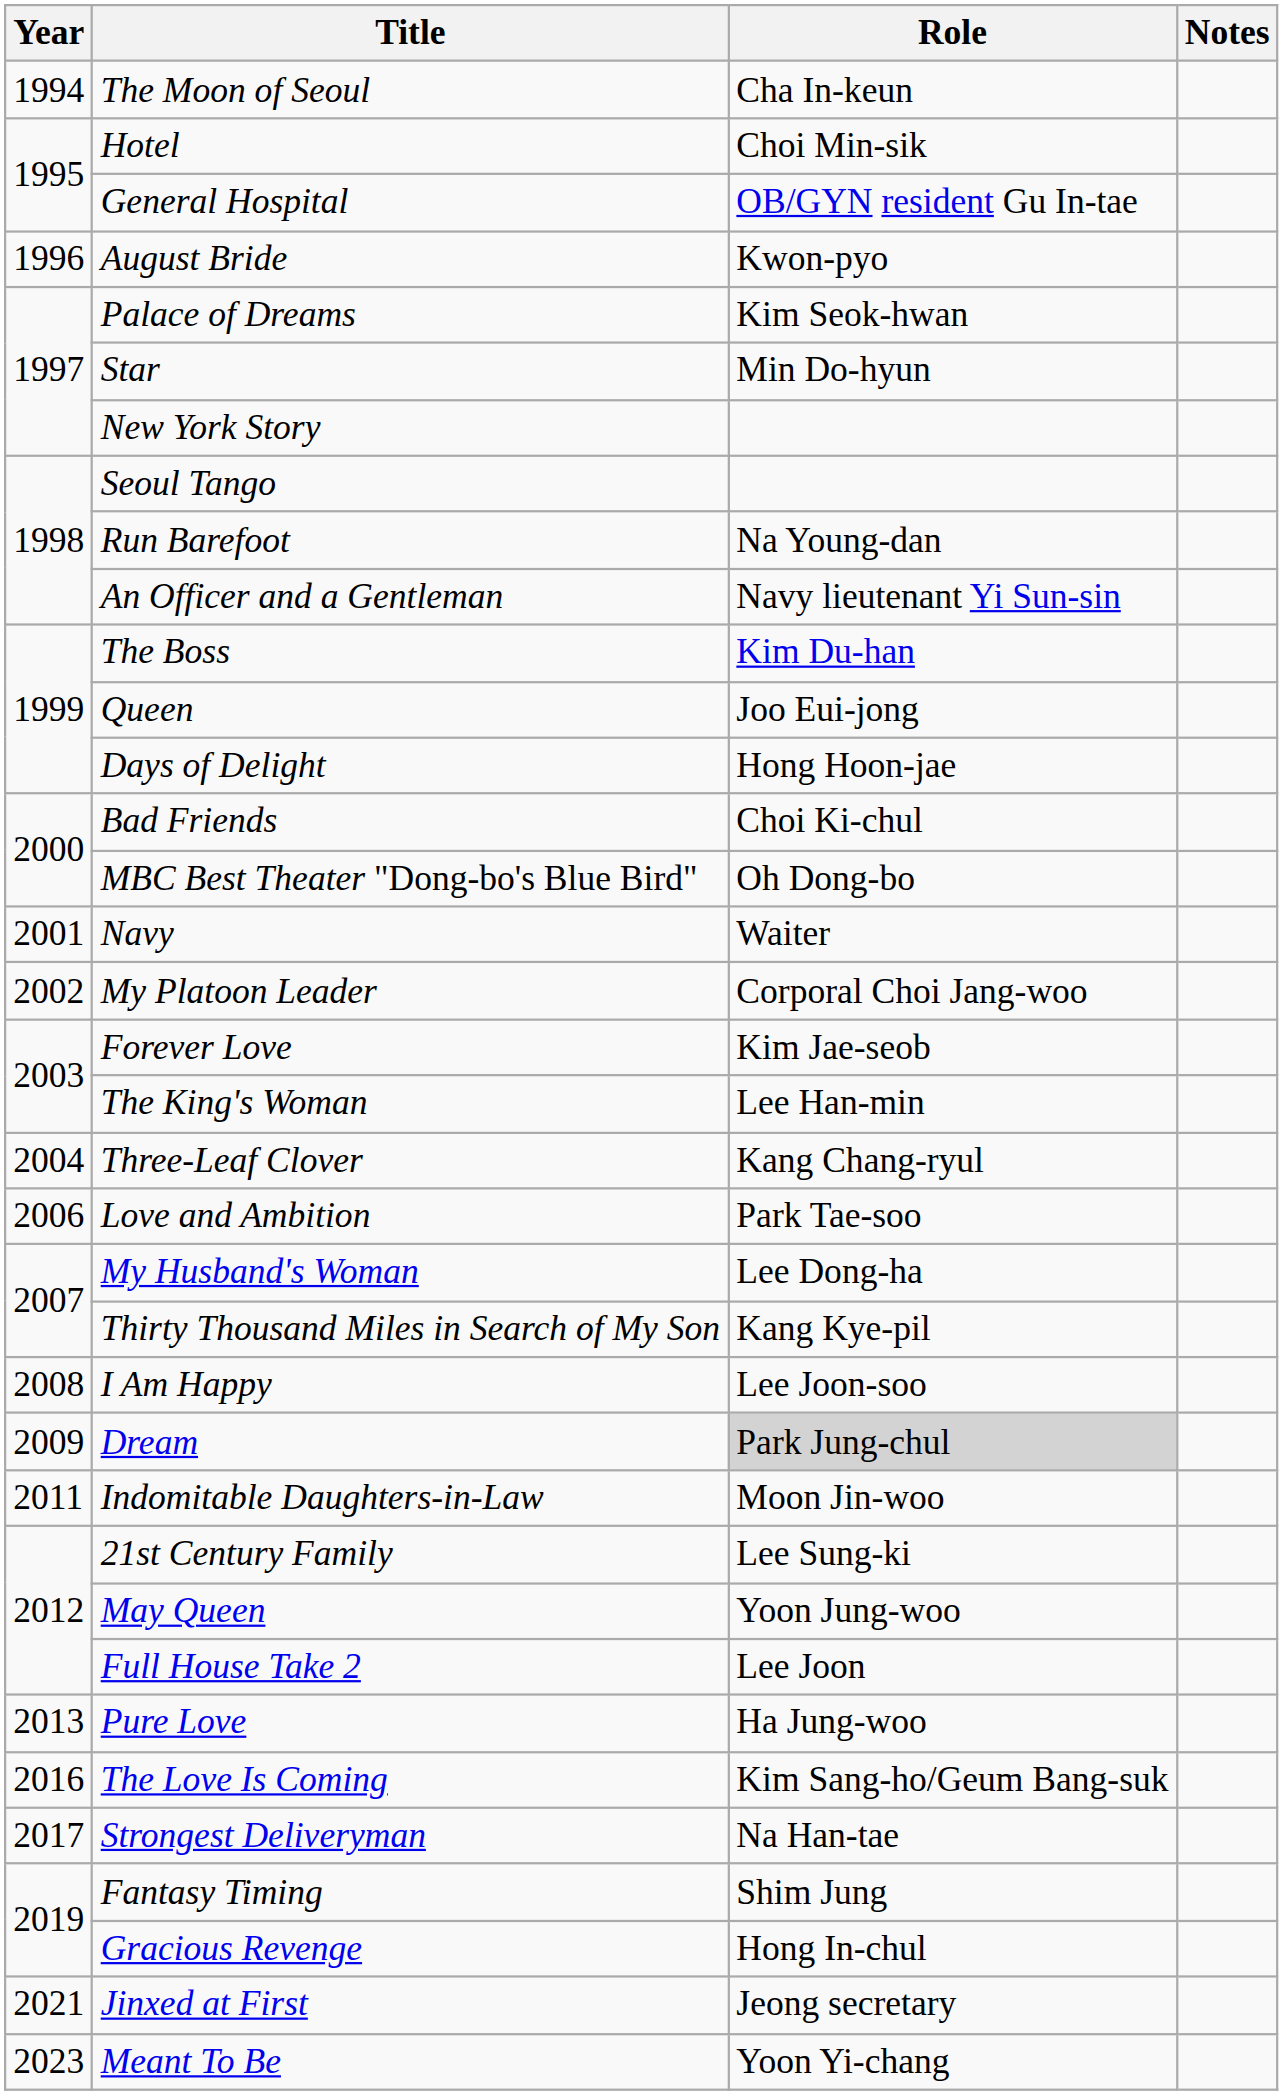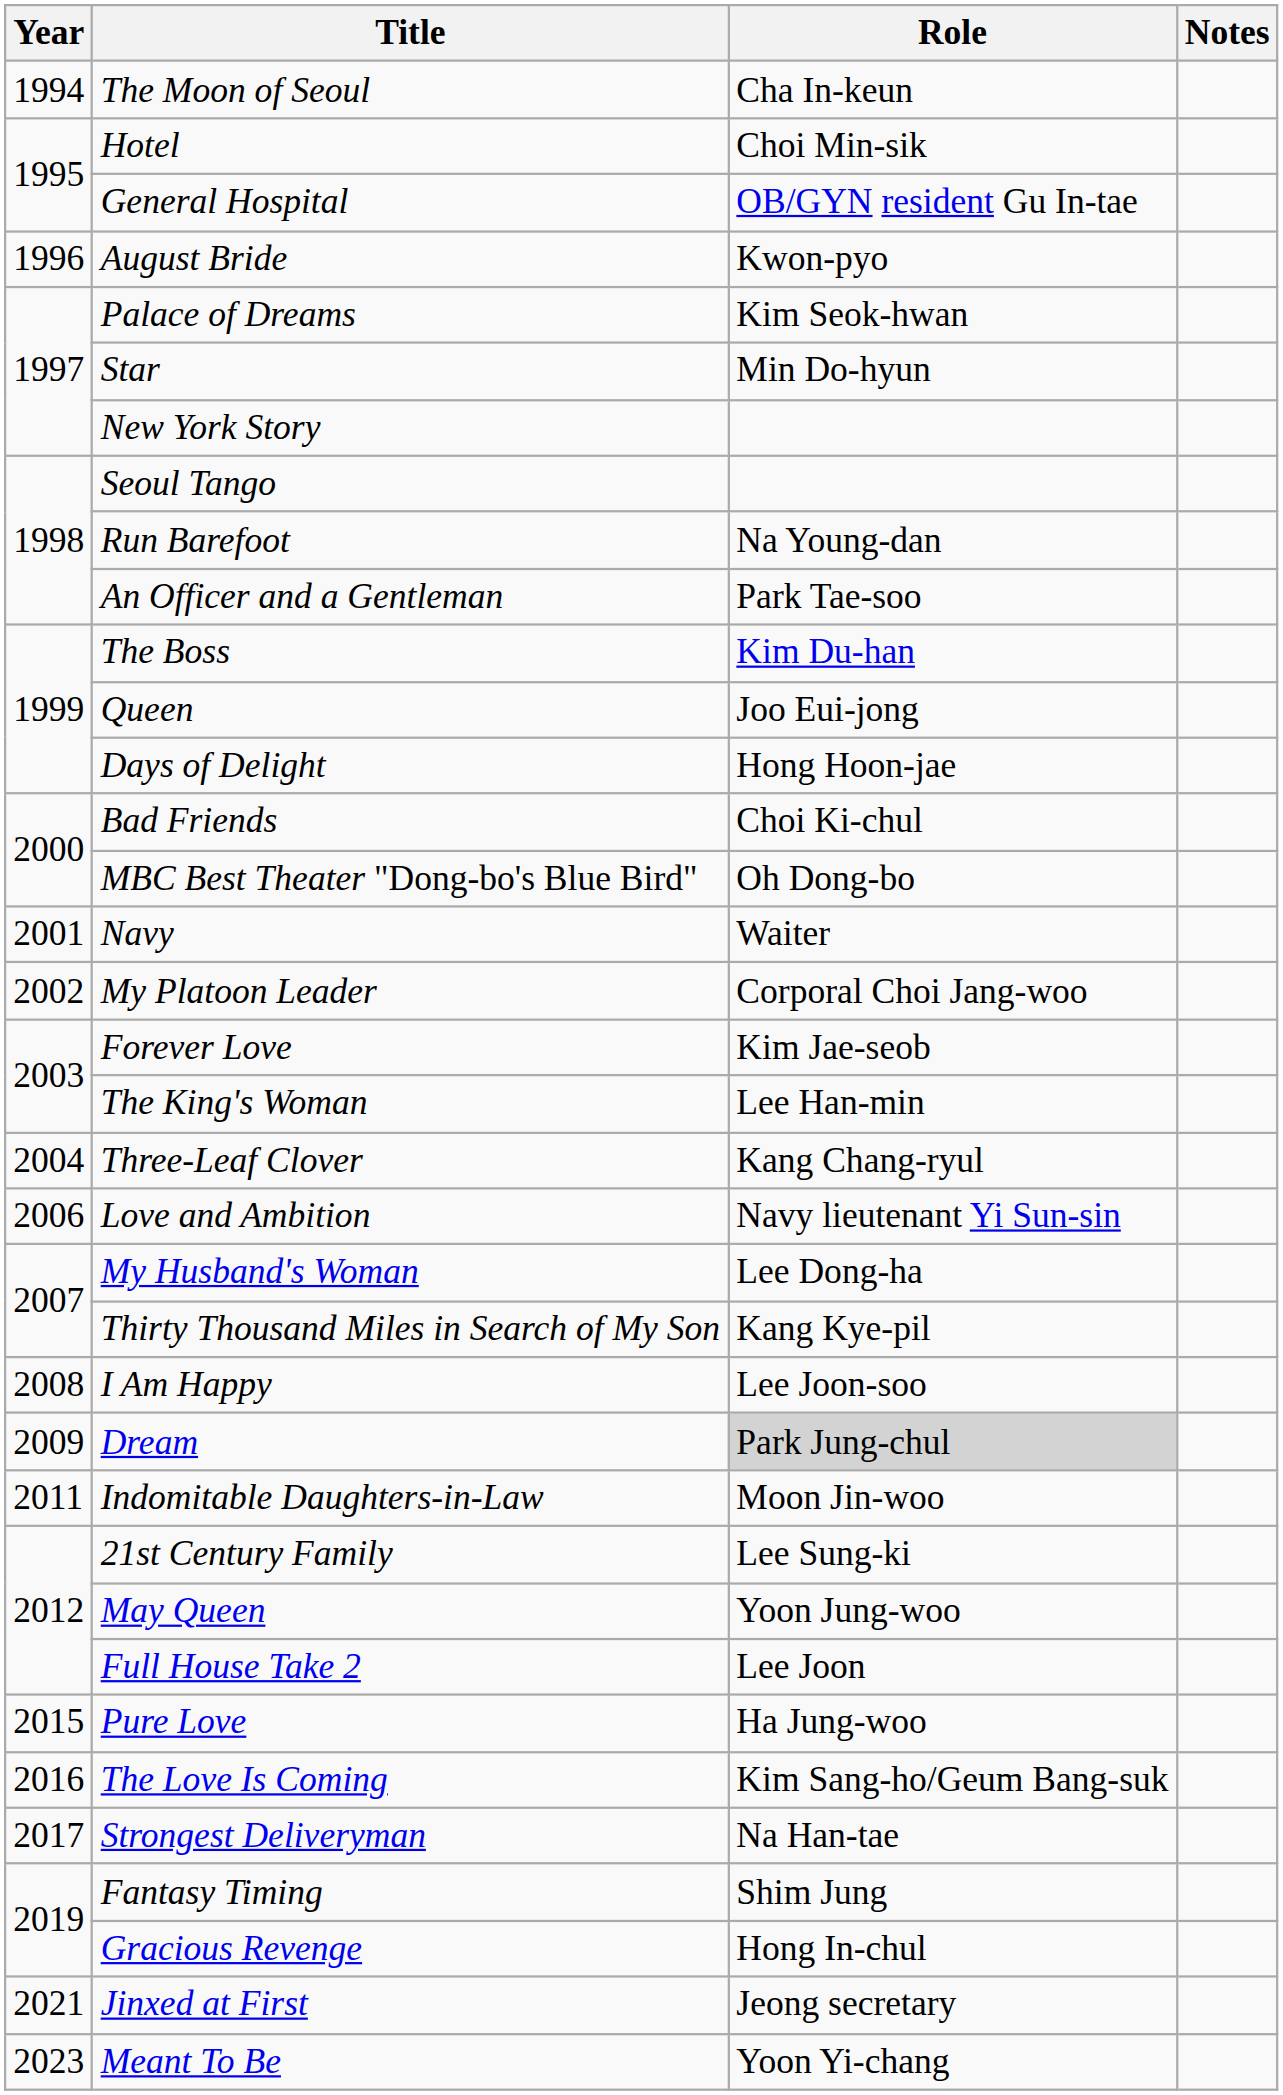(929, 595) Navy lieutenant Yi Sun-sin -> (829, 595) Park Tae-soo
(829, 1215) Park Tae-soo -> (929, 1215) Navy lieutenant Yi Sun-sin
(49, 1722) 2013 -> (49, 1722) 2015
